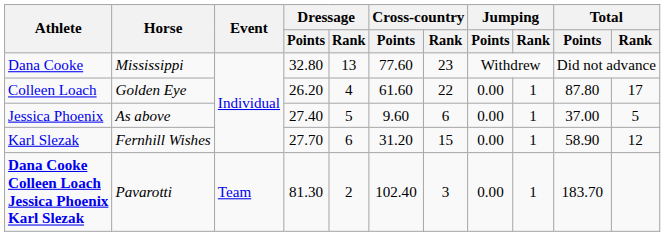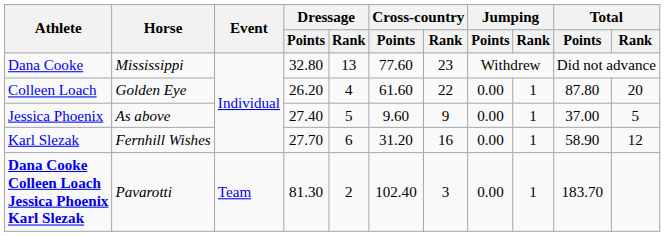(635, 90) 17 -> (635, 90) 20
(446, 115) 6 -> (446, 115) 9
(446, 140) 15 -> (446, 140) 16
